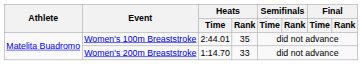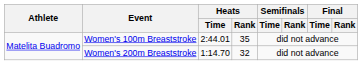(245, 53) 33 -> (245, 53) 32
